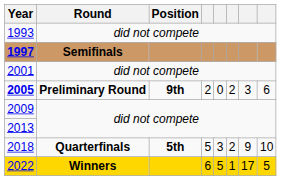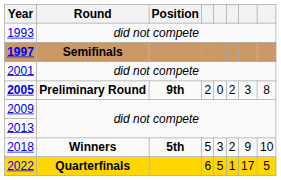(267, 90) 6 -> (267, 90) 8
(93, 147) Quarterfinals -> (93, 147) Winners
(93, 166) Winners -> (93, 166) Quarterfinals
